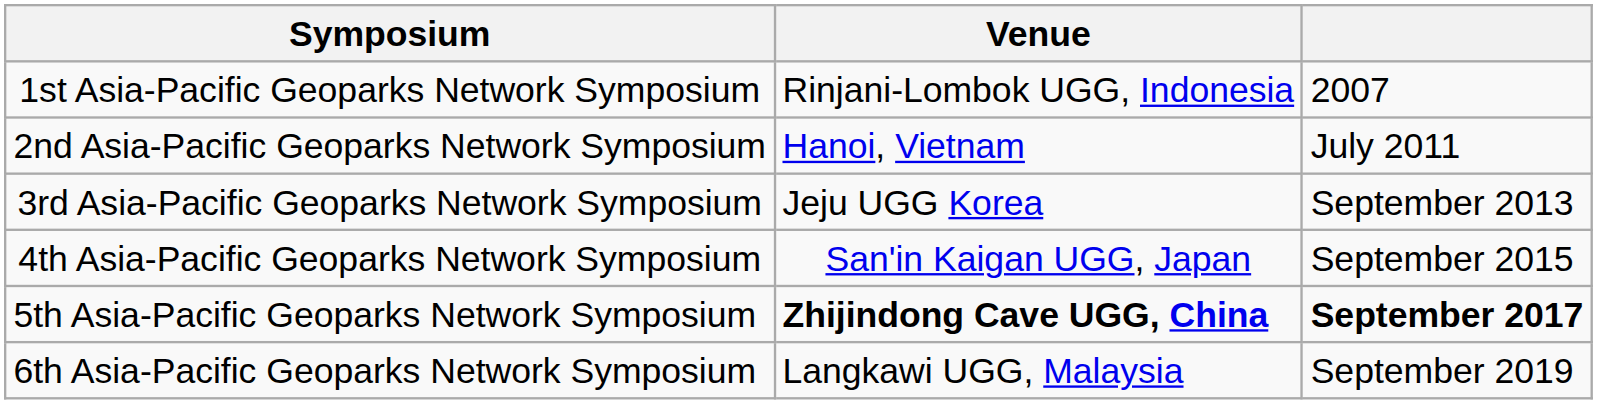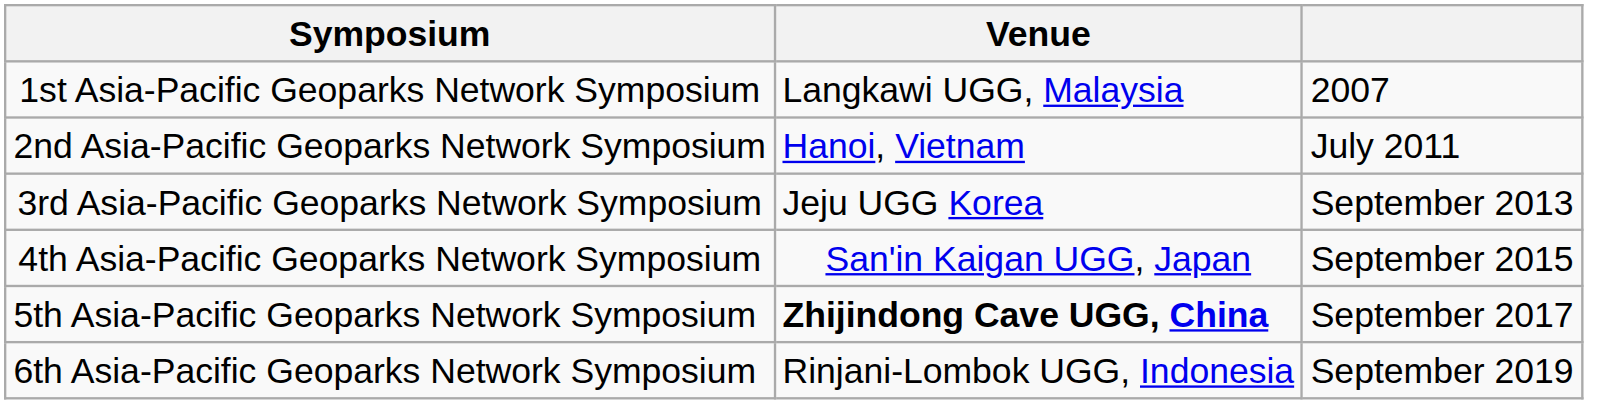(1038, 90) Rinjani-Lombok UGG, Indonesia -> (983, 90) Langkawi UGG, Malaysia
(1447, 315) bold -> (1442, 315) normal
(983, 371) Langkawi UGG, Malaysia -> (1038, 371) Rinjani-Lombok UGG, Indonesia
